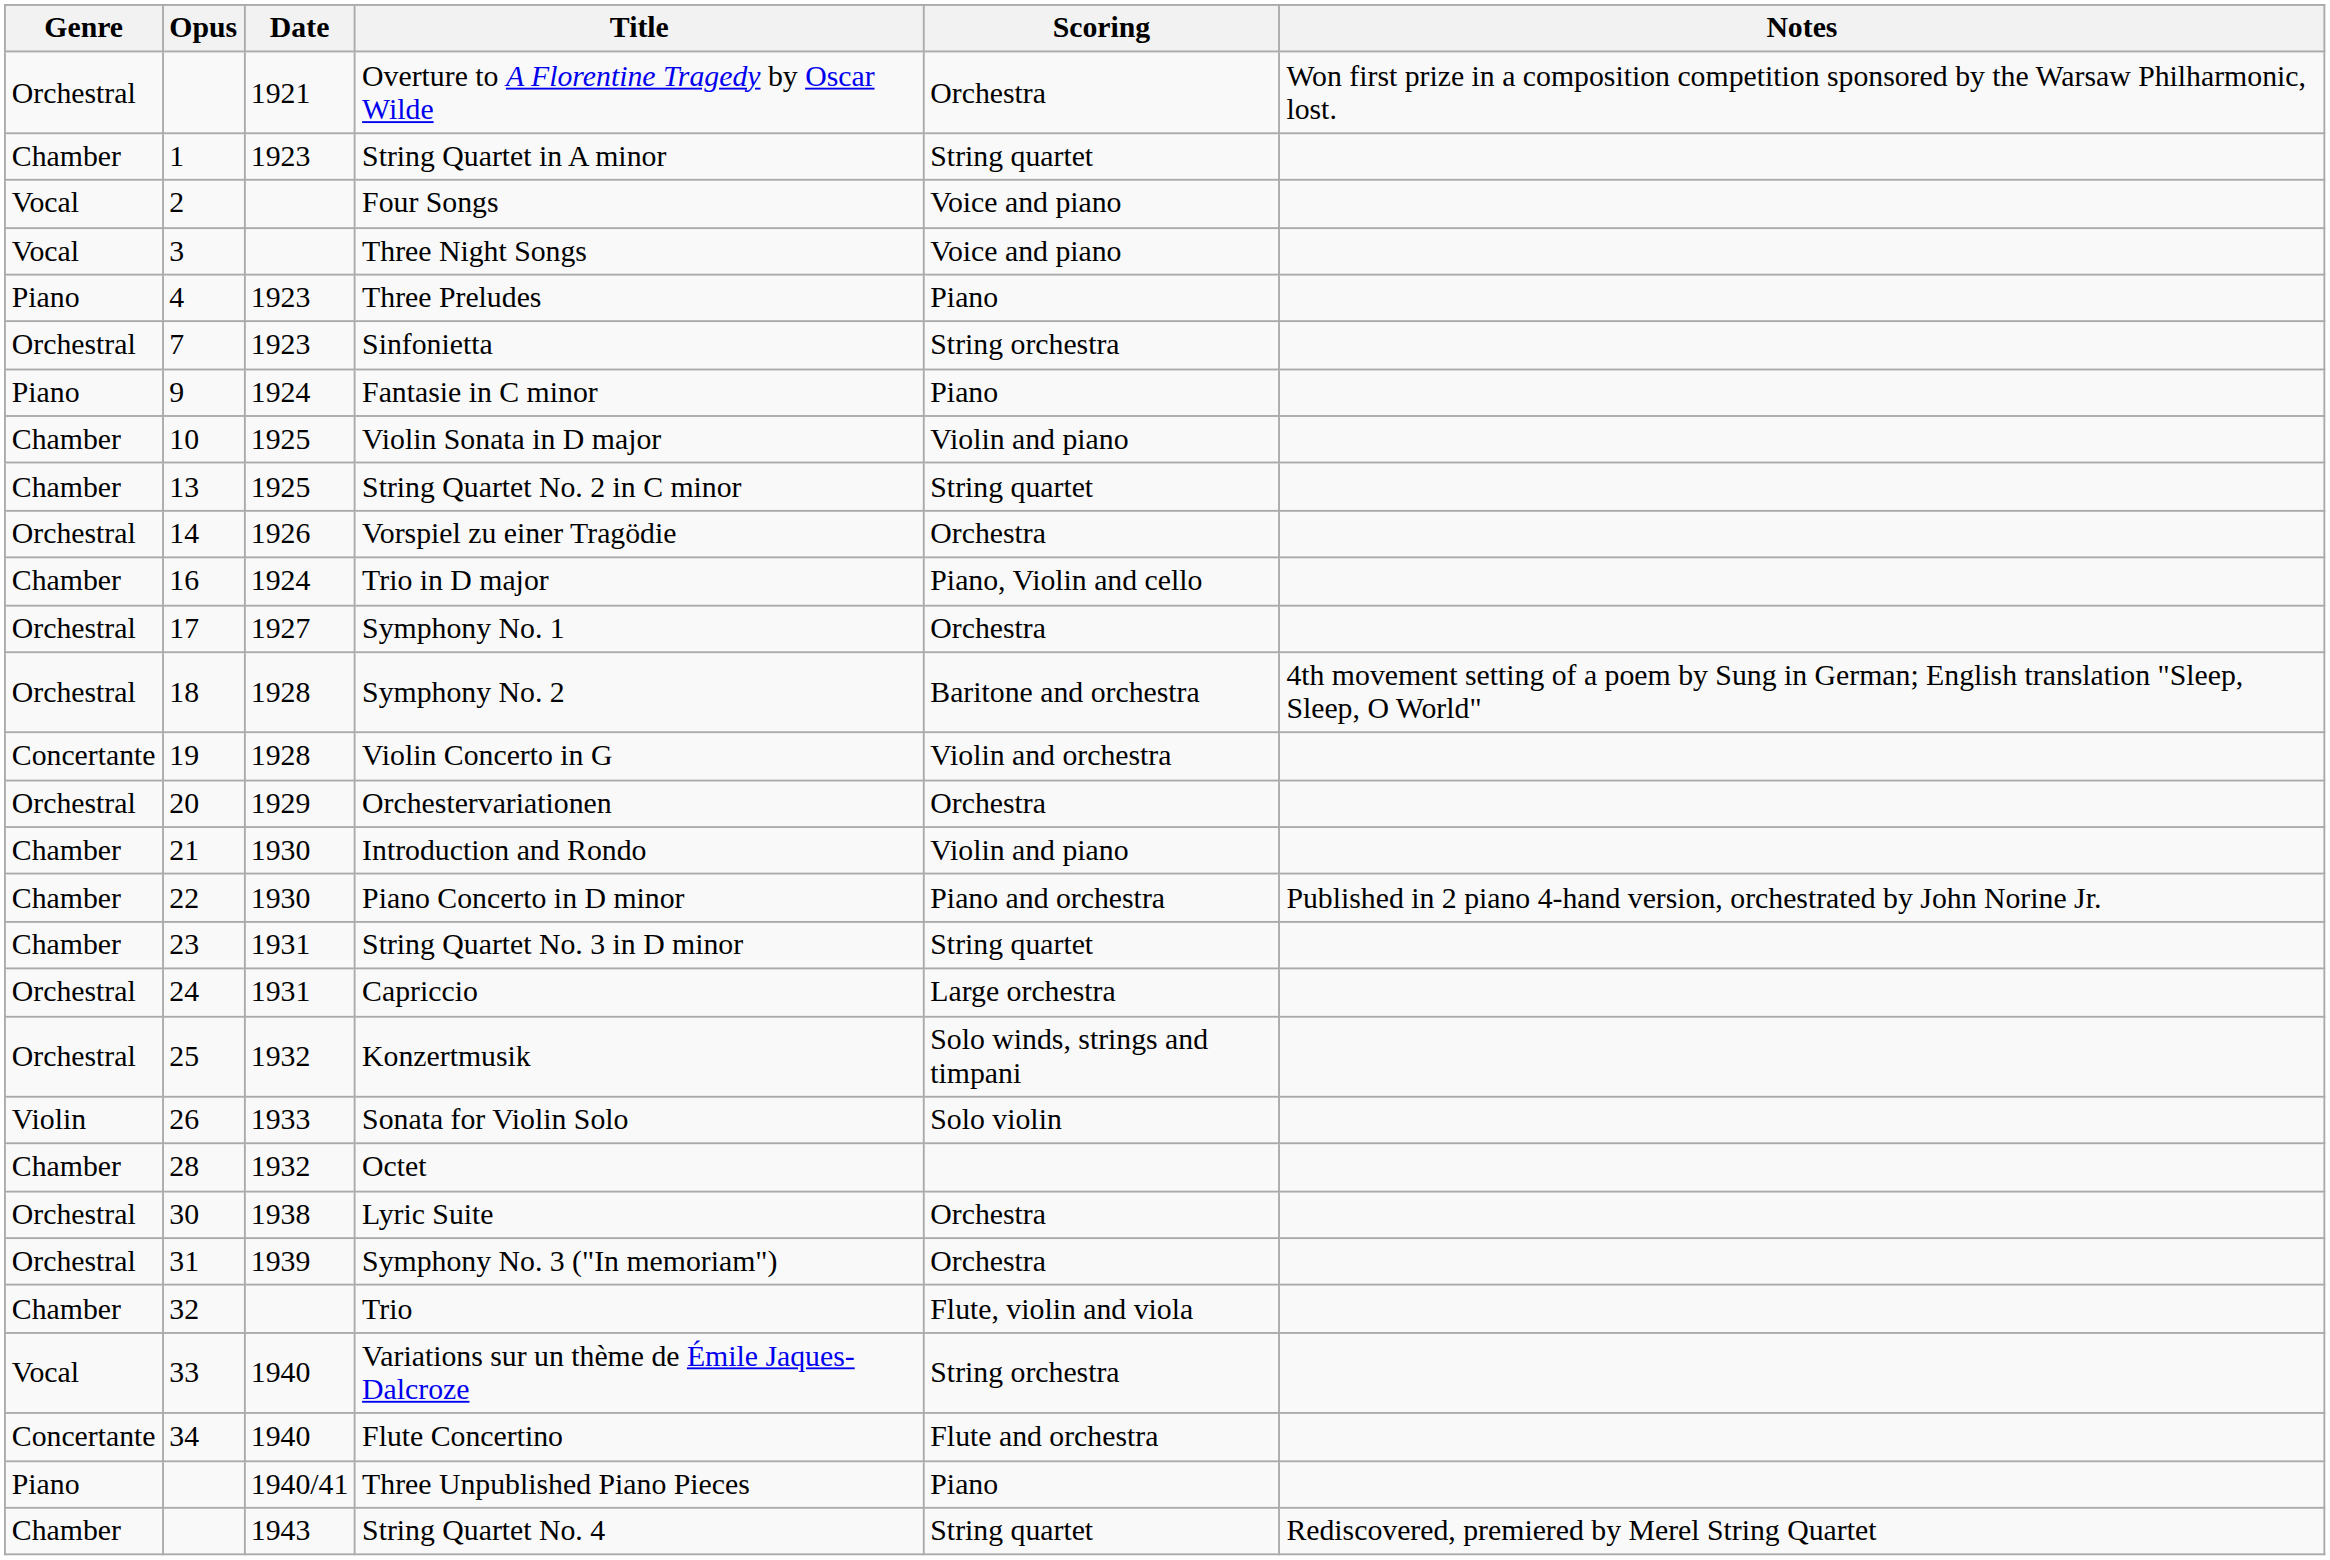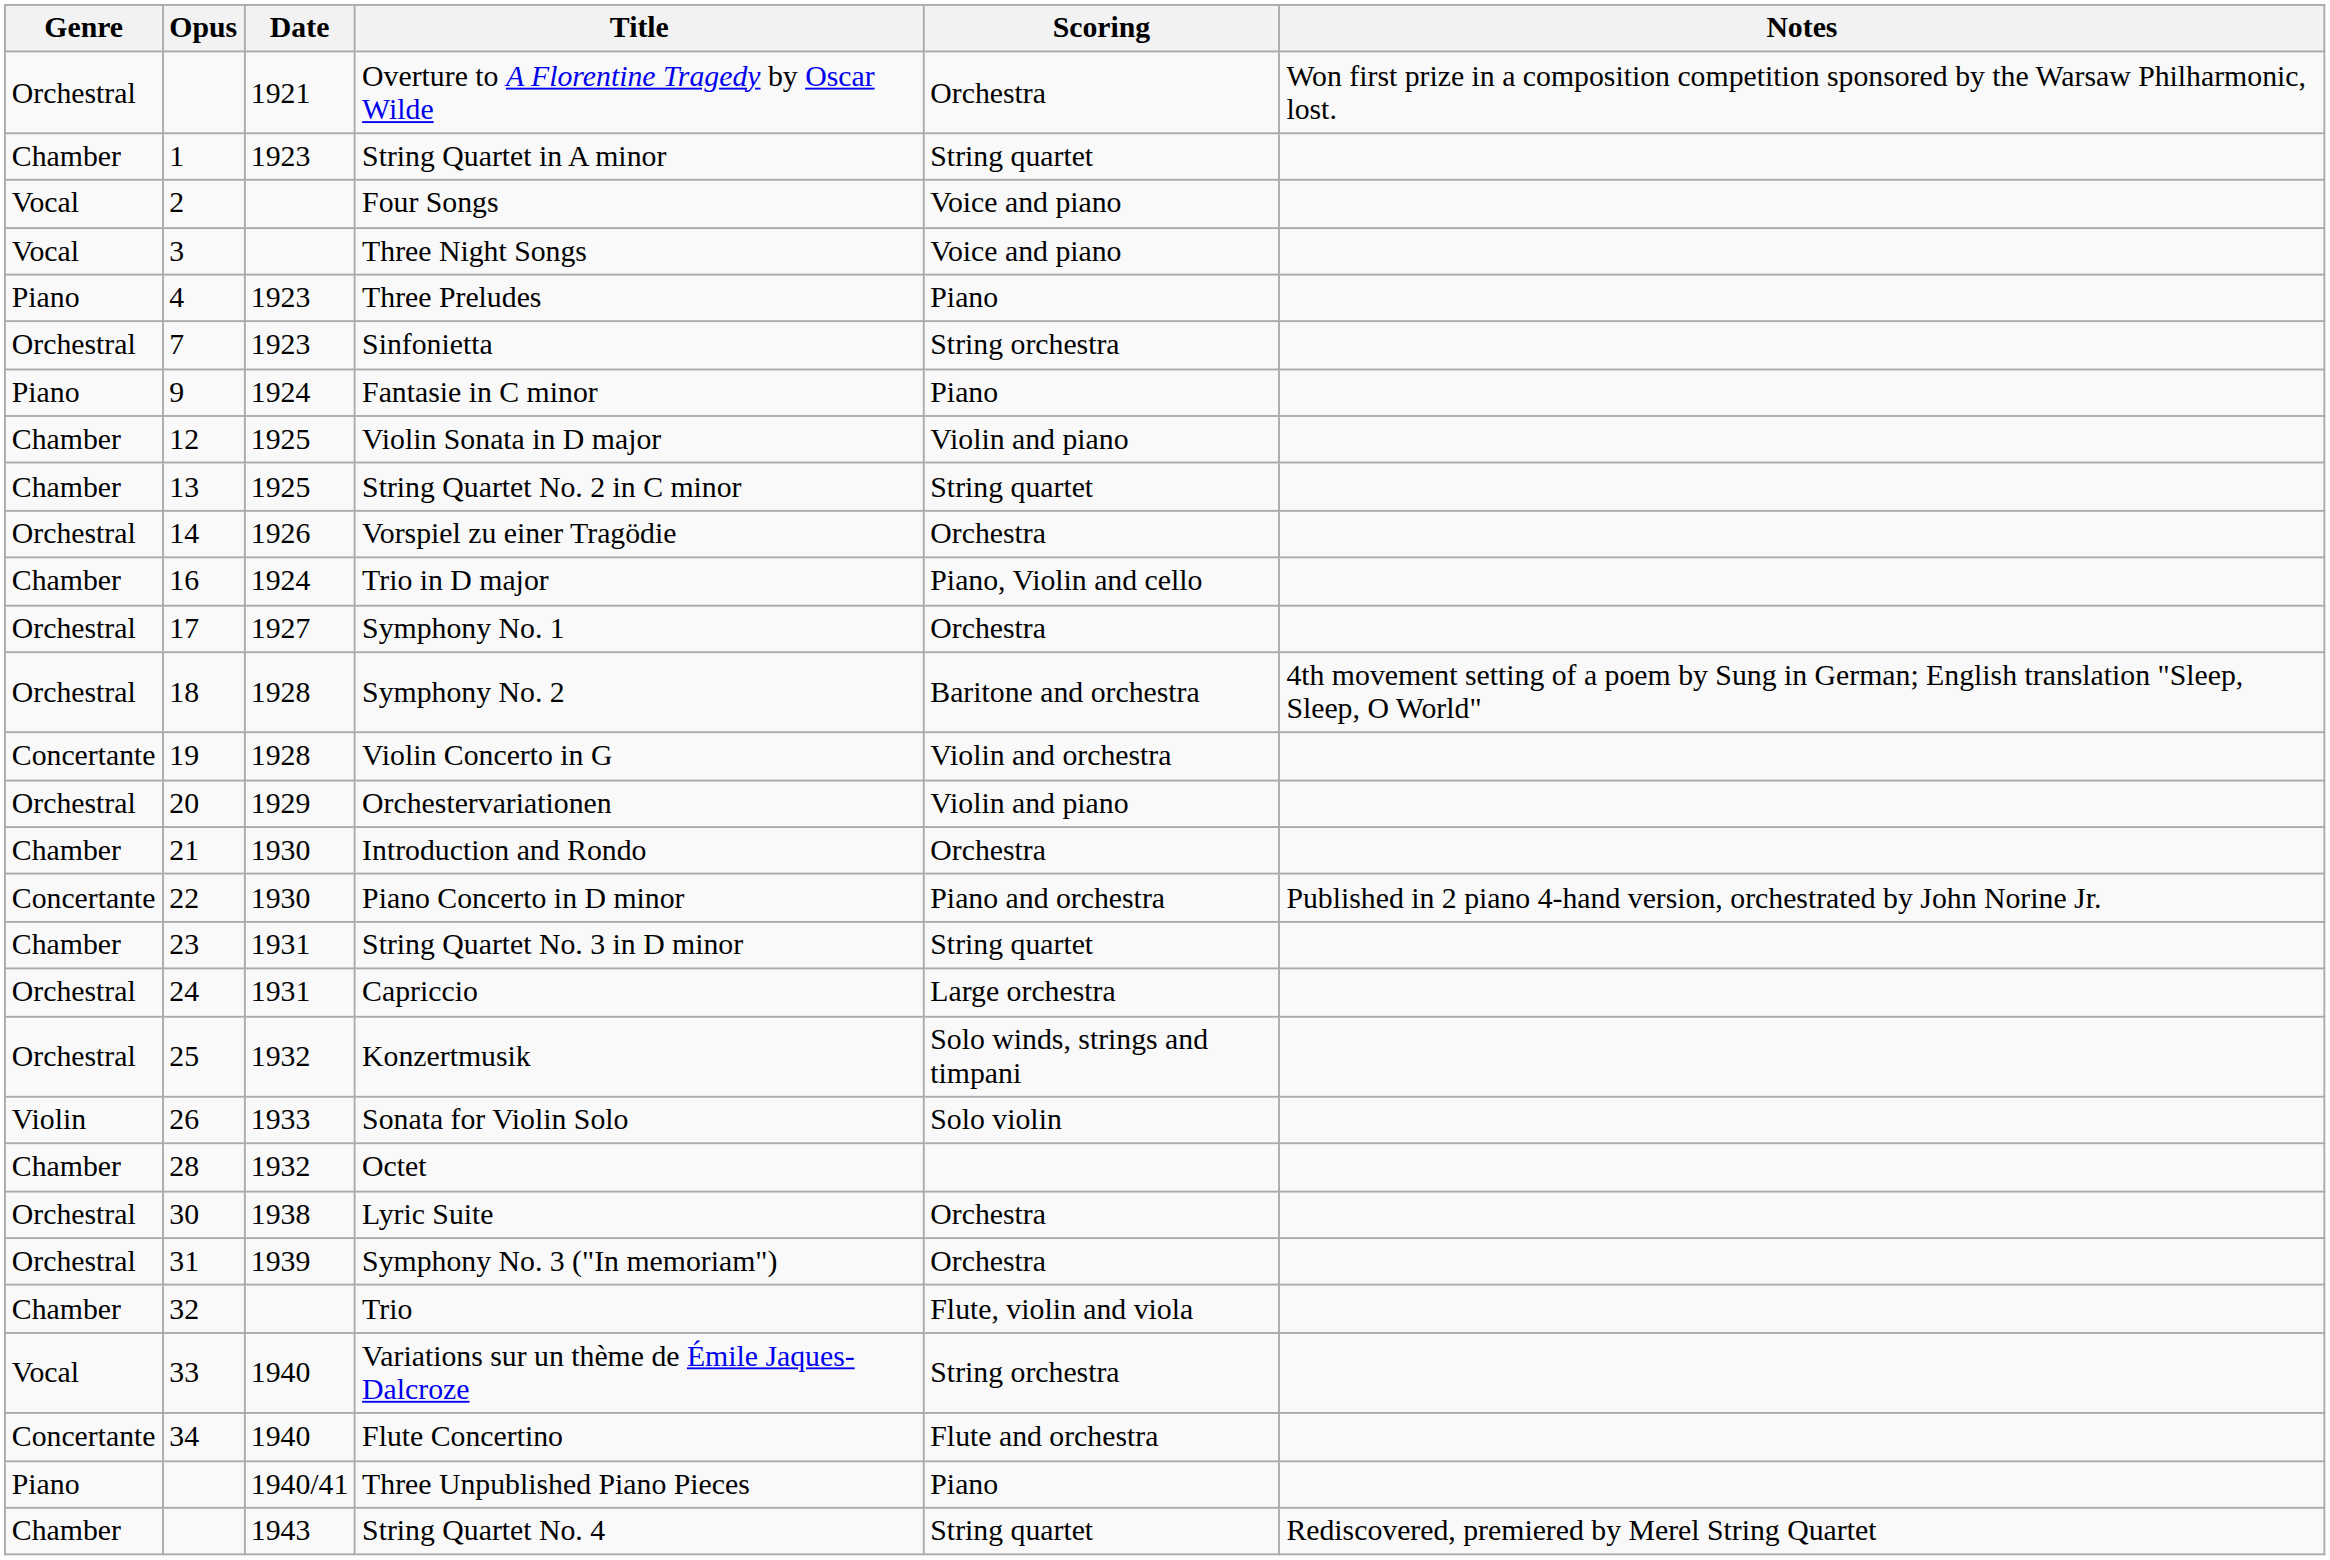(184, 439) 10 -> (184, 439) 12
(988, 803) Orchestra -> (1029, 803) Violin and piano
(1029, 850) Violin and piano -> (988, 850) Orchestra
(66, 897) Chamber -> (84, 897) Concertante
